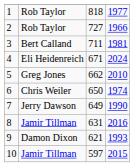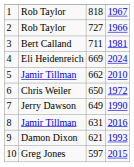(118, 12) 1977 -> (118, 12) 1967
(96, 59) 671 -> (96, 59) 669
(43, 75) Greg Jones -> (49, 75) Jamir Tillman
(118, 91) 1974 -> (118, 91) 1972
(49, 153) Jamir Tillman -> (43, 153) Greg Jones
